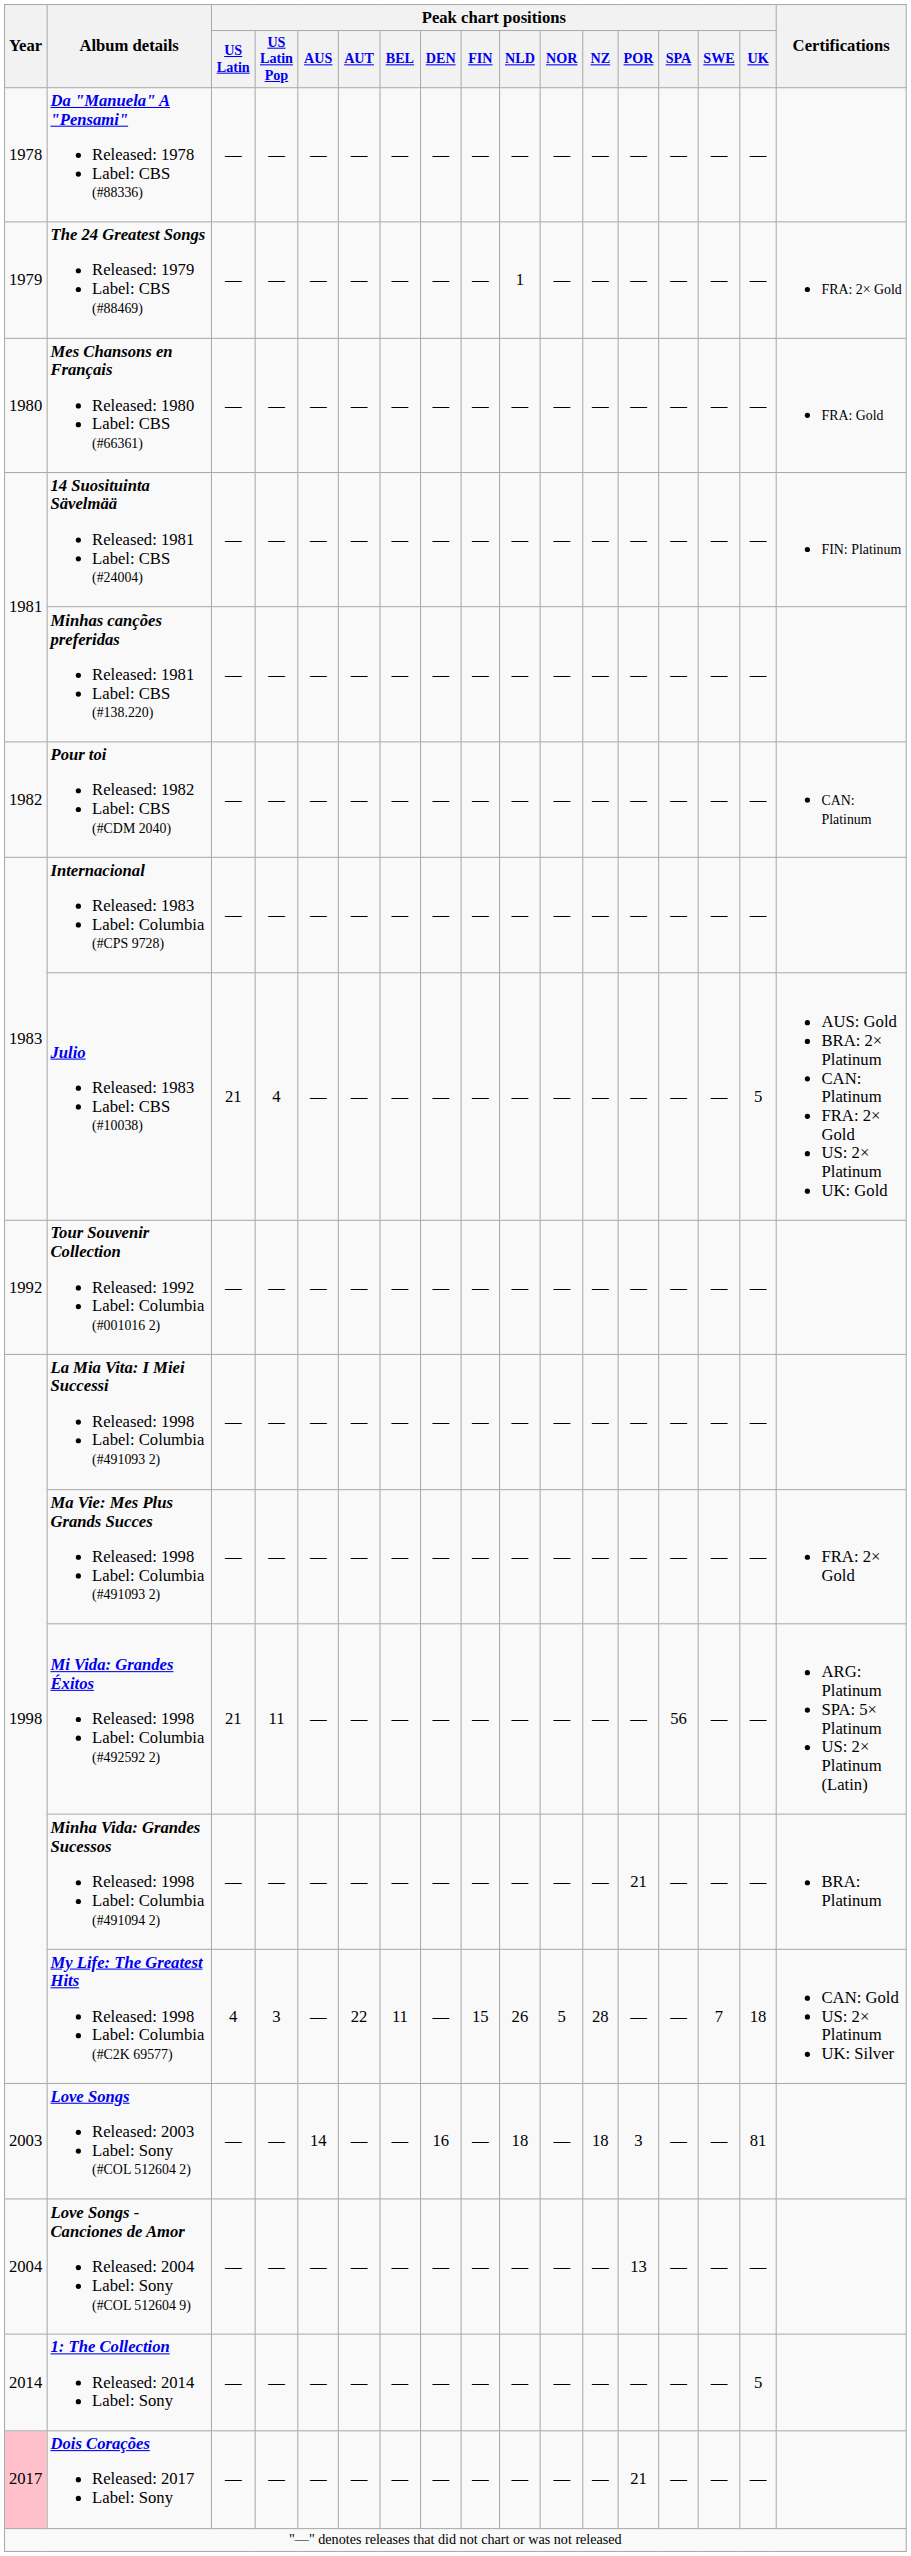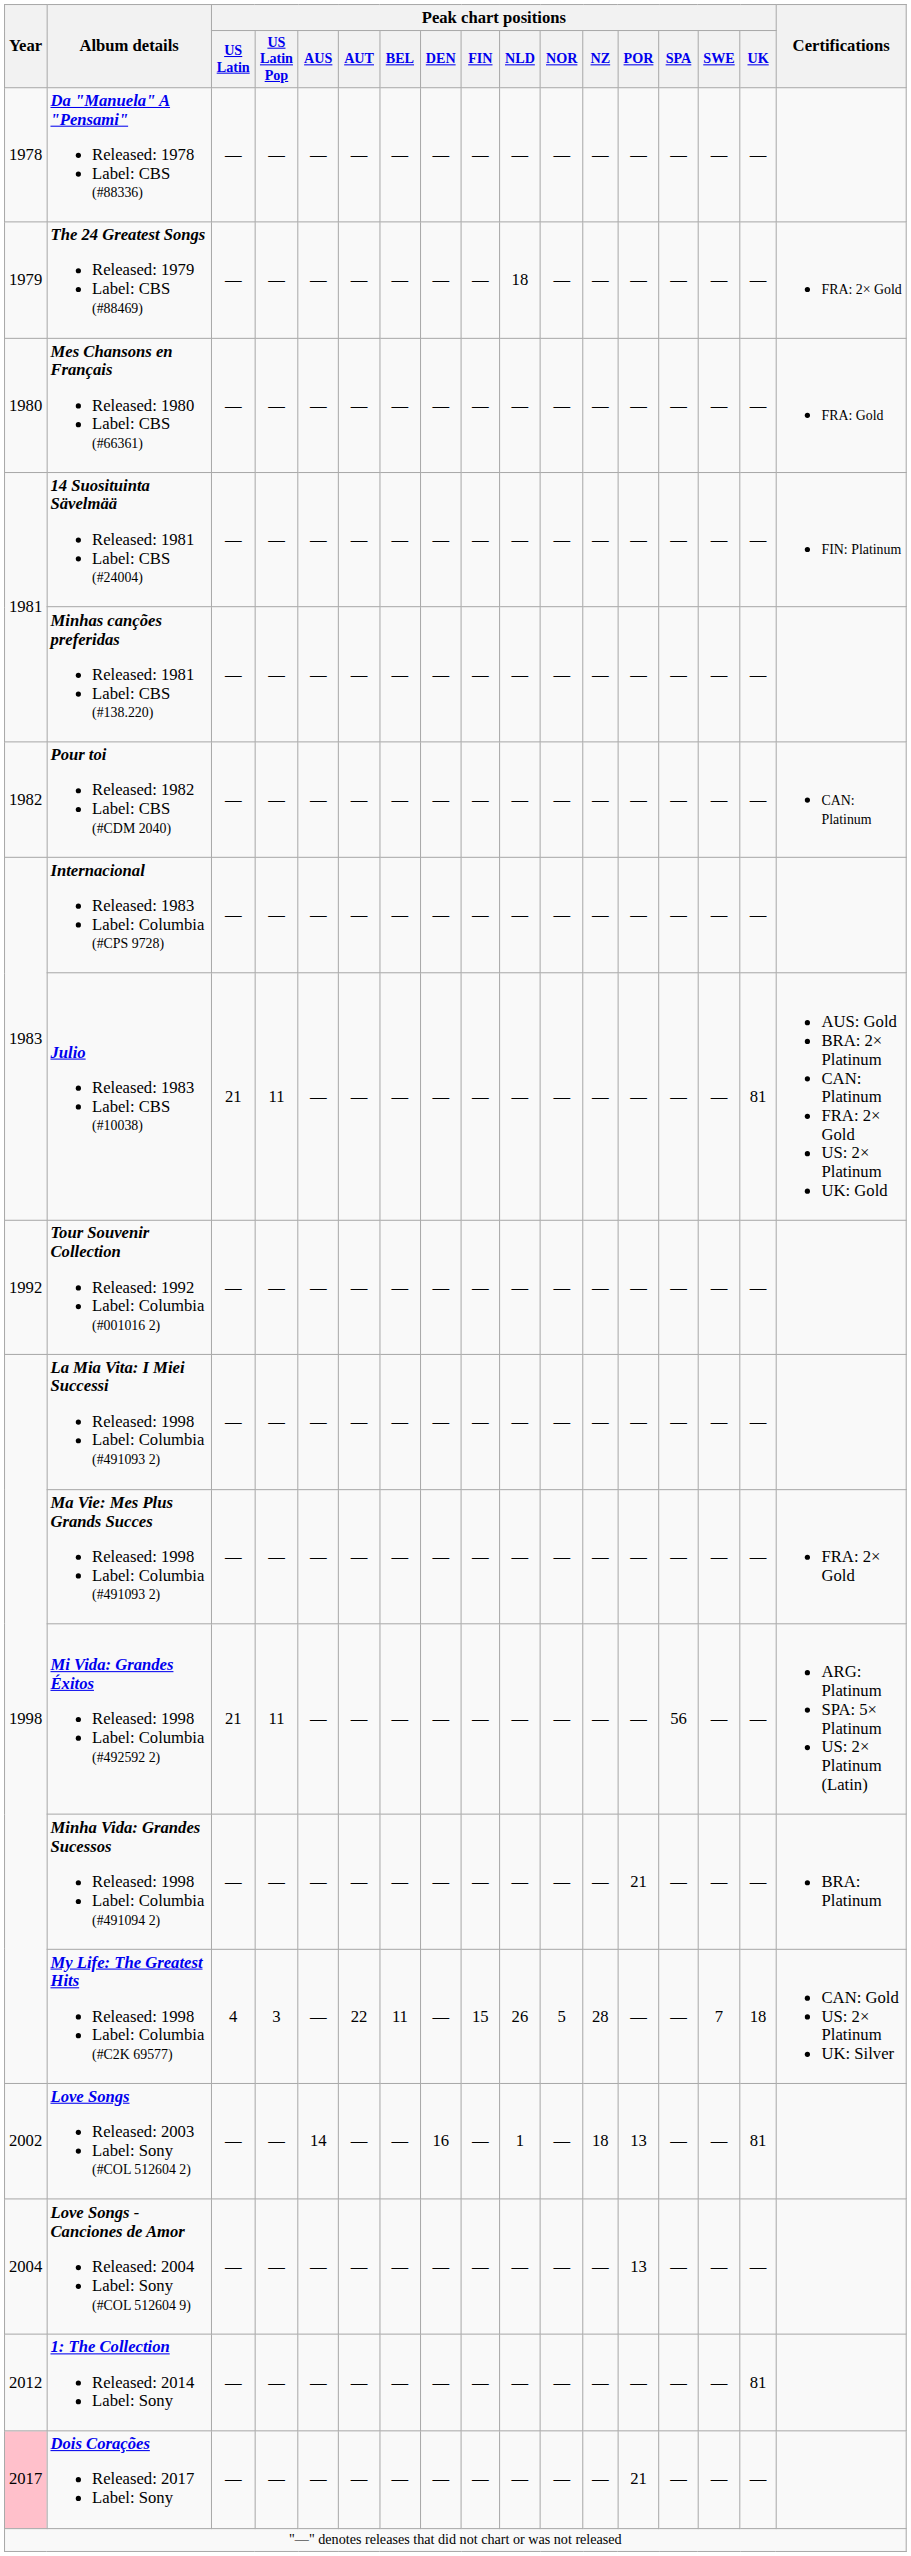(520, 279) 1 -> (520, 279) 18
(276, 1096) 4 -> (276, 1096) 11
(758, 1096) 5 -> (758, 1096) 81
(26, 2141) 2003 -> (26, 2141) 2002
(520, 2141) 18 -> (520, 2141) 1
(638, 2141) 3 -> (638, 2141) 13
(26, 2382) 2014 -> (26, 2382) 2012
(758, 2382) 5 -> (758, 2382) 81
